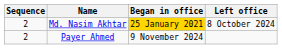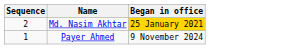- column: (241, 11)
(26, 37) 2 -> (26, 37) 1
